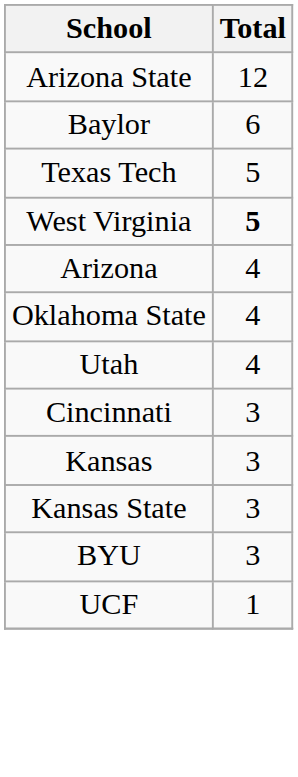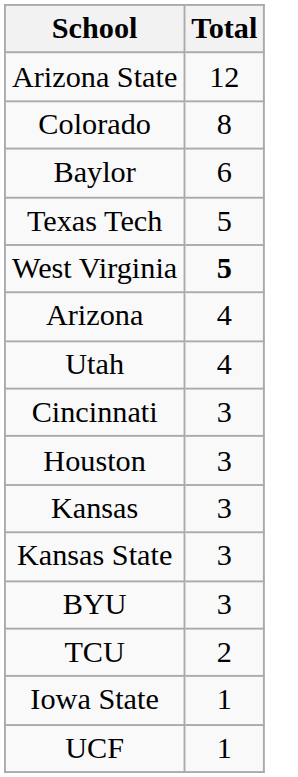+ row: (95, 124)
- row: (109, 316)
+ row: (95, 460)
+ row: (95, 651)
+ row: (95, 699)
